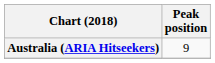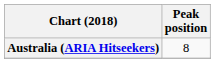(186, 48) 9 -> (186, 48) 8
